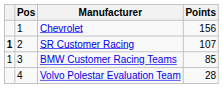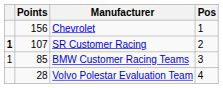columns swapped: (26, 12) <-> (201, 12)
